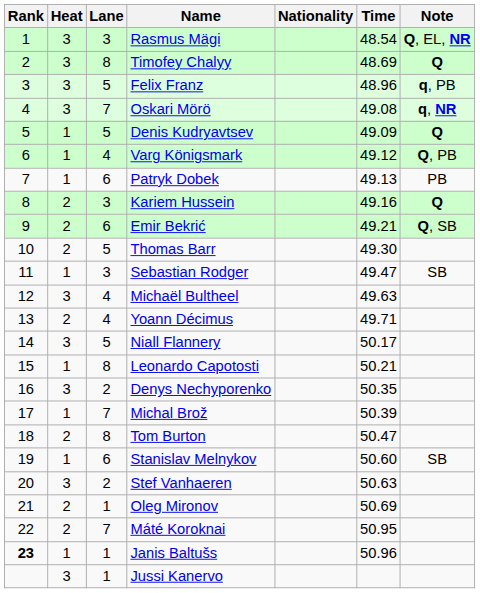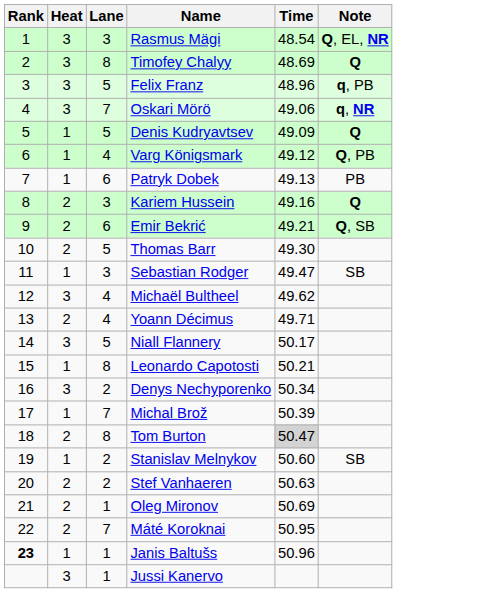- column: (316, 16)
(378, 109) 49.08 -> (296, 109) 49.06
(378, 296) 49.63 -> (296, 296) 49.62
(378, 389) 50.35 -> (296, 389) 50.34
(378, 436) no background -> (296, 436) lightgrey background
(107, 459) 6 -> (107, 459) 2
(67, 483) 3 -> (67, 483) 2
